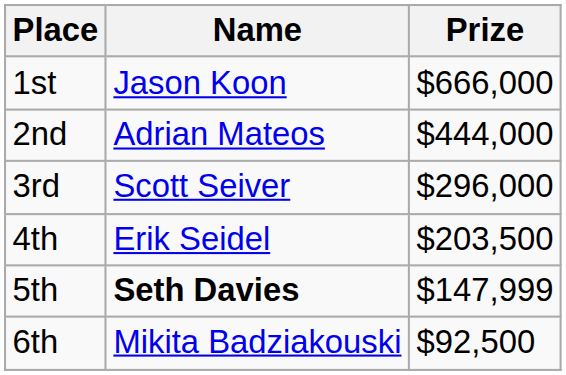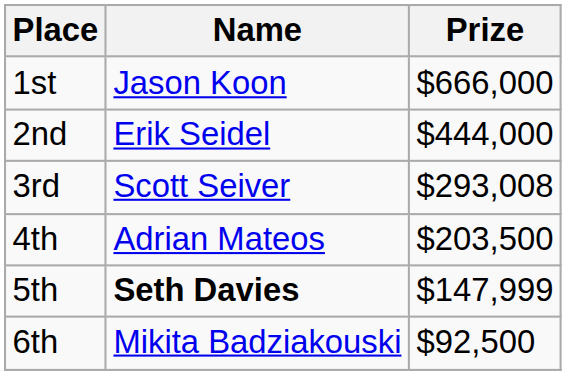(219, 134) Adrian Mateos -> (192, 134) Erik Seidel
(485, 186) $296,000 -> (485, 186) $293,008
(192, 238) Erik Seidel -> (219, 238) Adrian Mateos
